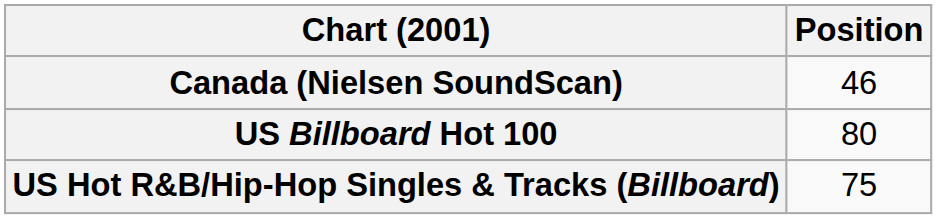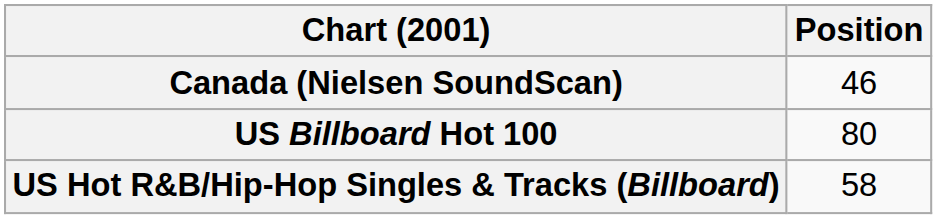(859, 185) 75 -> (859, 185) 58
